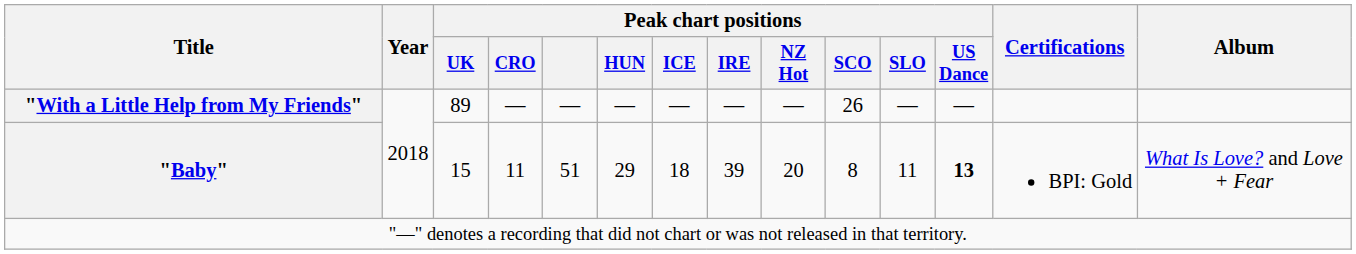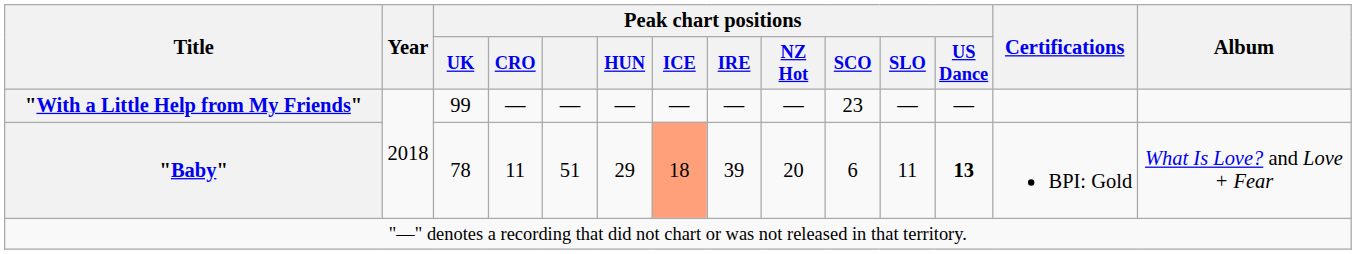(460, 105) 89 -> (460, 105) 99
(853, 105) 26 -> (853, 105) 23
(460, 169) 15 -> (460, 169) 78
(679, 169) no background -> (679, 169) lightsalmon background
(853, 169) 8 -> (853, 169) 6
